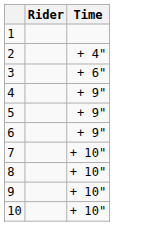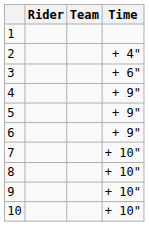+ column: (84, 14)
